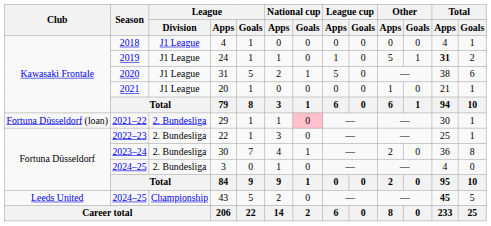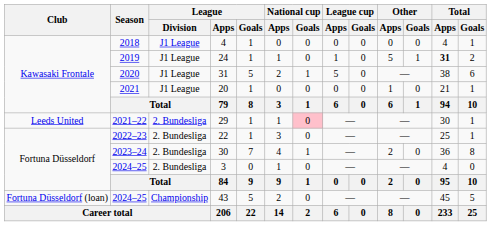(57, 120) Fortuna Düsseldorf (loan) -> (57, 120) Leeds United
(57, 197) Leeds United -> (57, 197) Fortuna Düsseldorf (loan)
(445, 197) bold -> (445, 197) normal
